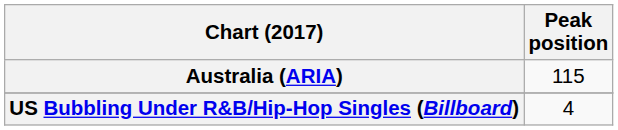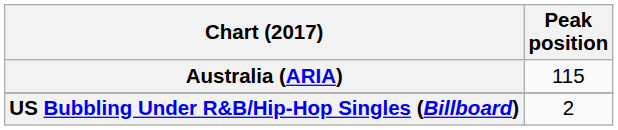(568, 108) 4 -> (568, 108) 2
